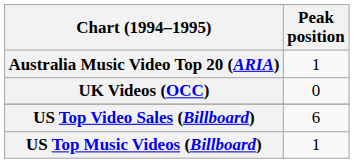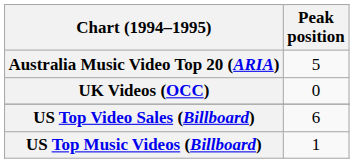(316, 63) 1 -> (316, 63) 5
